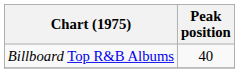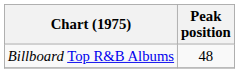(206, 56) 40 -> (206, 56) 48
